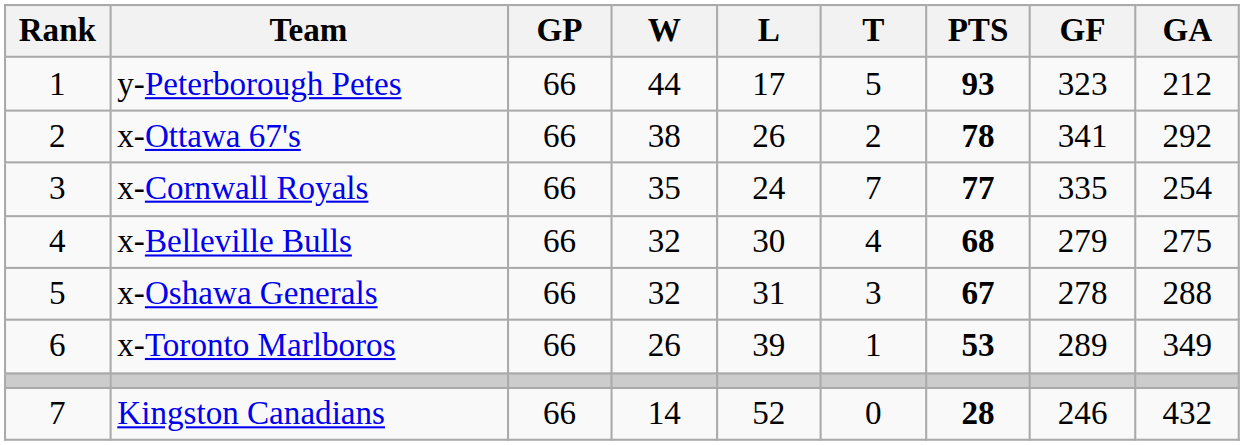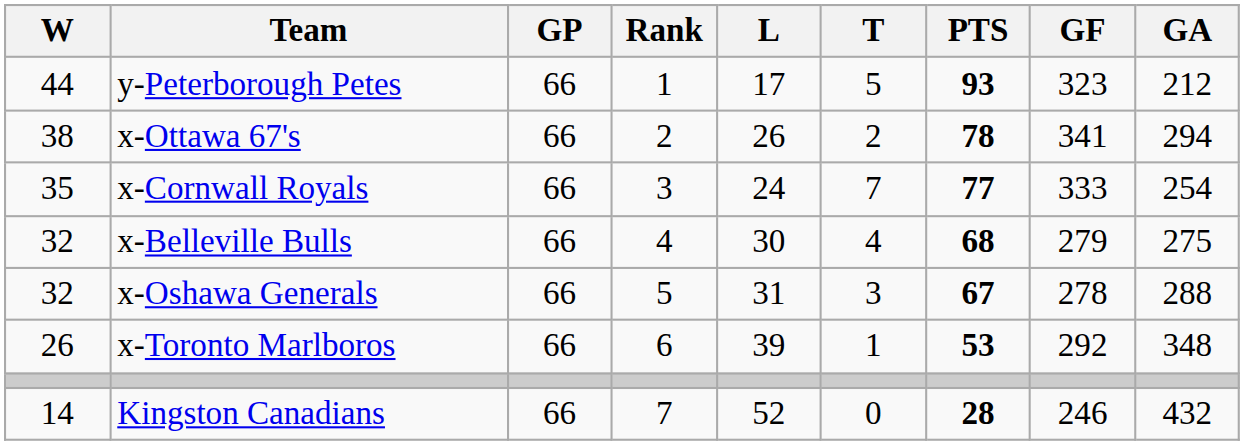columns swapped: (57, 30) <-> (664, 30)
(1187, 135) 292 -> (1187, 135) 294
(1083, 188) 335 -> (1083, 188) 333
(1083, 345) 289 -> (1083, 345) 292
(1187, 345) 349 -> (1187, 345) 348
